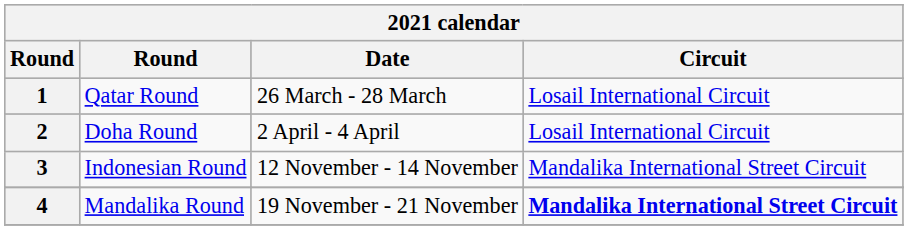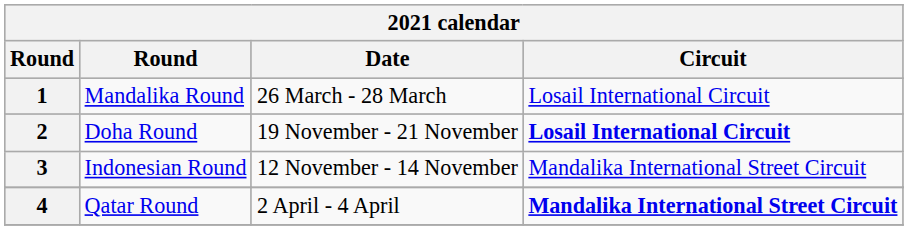(142, 95) Qatar Round -> (164, 95) Mandalika Round
(328, 132) 2 April - 4 April -> (387, 132) 19 November - 21 November
(649, 132) normal -> (659, 132) bold
(164, 205) Mandalika Round -> (142, 205) Qatar Round
(387, 205) 19 November - 21 November -> (328, 205) 2 April - 4 April
